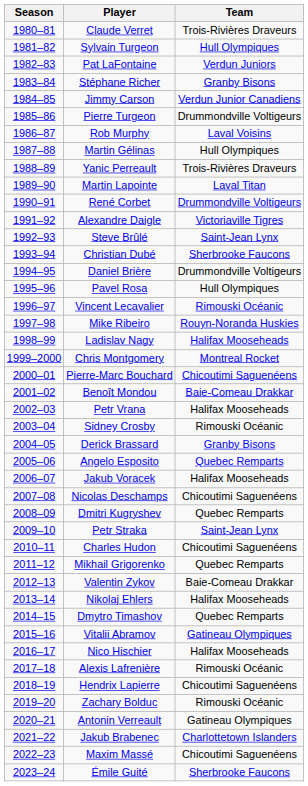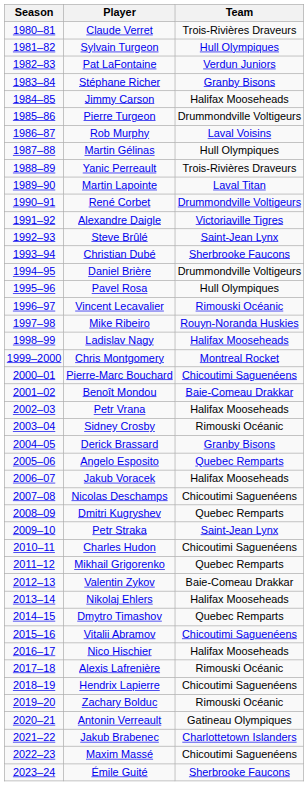(239, 99) Verdun Junior Canadiens -> (239, 99) Halifax Mooseheads
(239, 634) Gatineau Olympiques -> (239, 634) Chicoutimi Saguenéens
